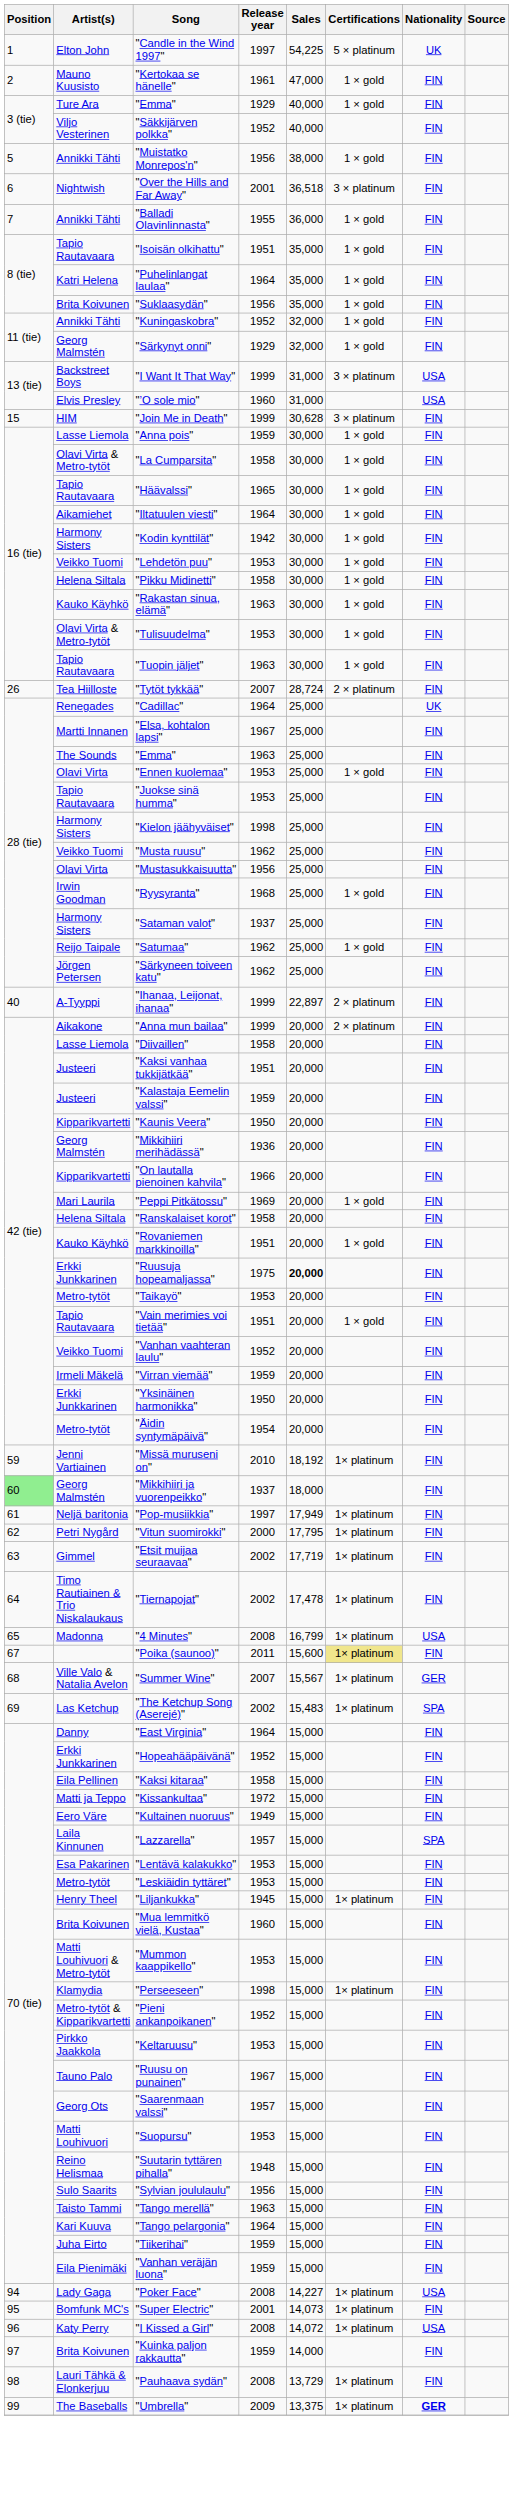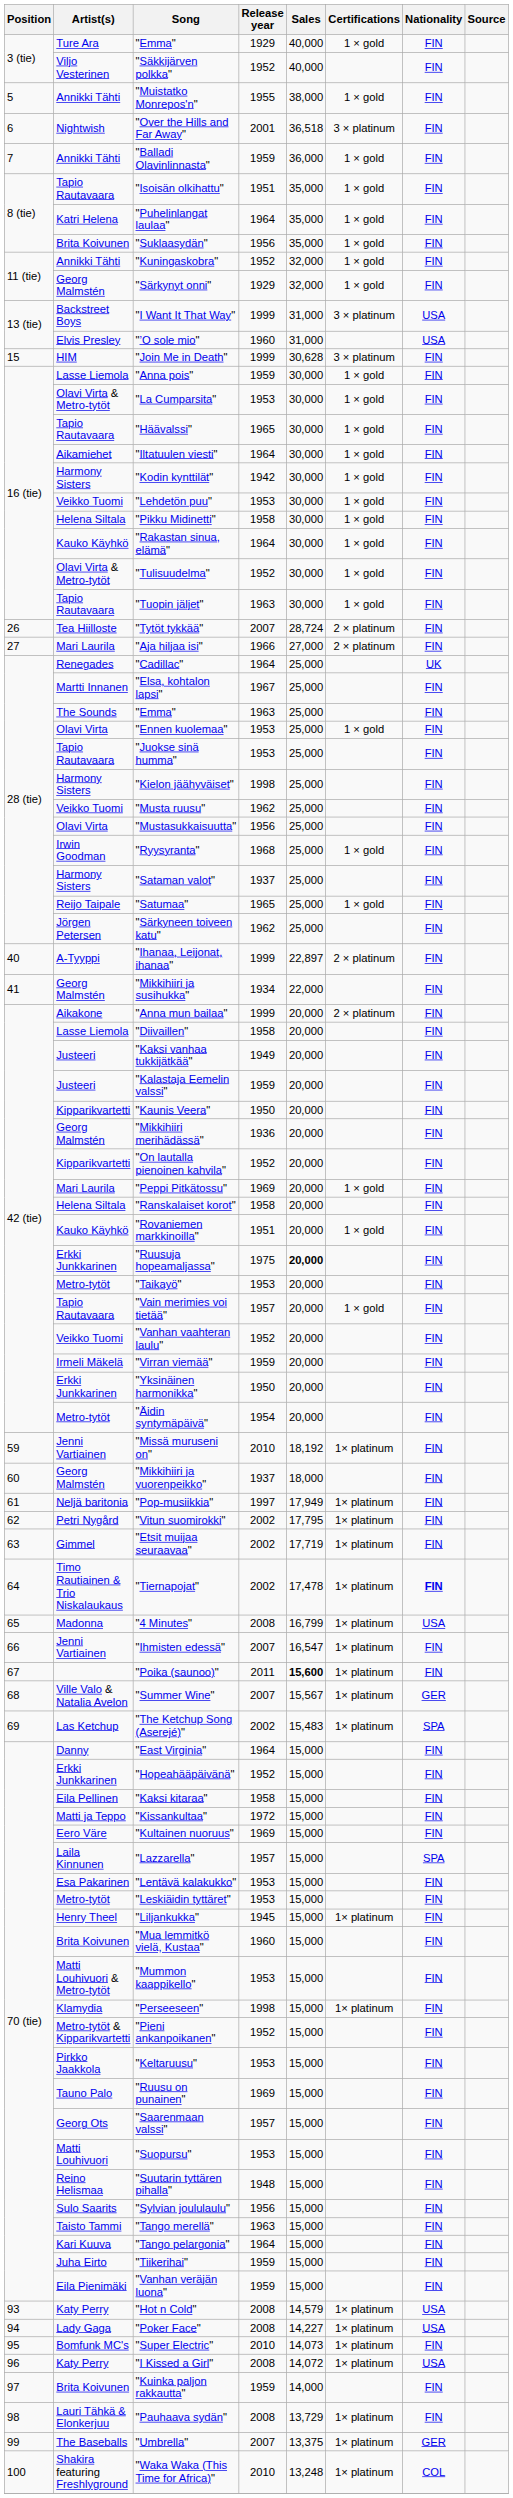- row: (83, 50)
- row: (78, 80)
(263, 158) 1956 -> (263, 98) 1955
(263, 219) 1955 -> (263, 158) 1959
(263, 460) 1958 -> (263, 399) 1953
(263, 604) 1963 -> (263, 543) 1964
(263, 634) 1953 -> (263, 574) 1952
+ row: (86, 646)
(263, 947) 1962 -> (263, 904) 1965
+ row: (81, 989)
(263, 1068) 1951 -> (263, 1055) 1949
(263, 1176) 1966 -> (263, 1164) 1952
(263, 1321) 1951 -> (263, 1308) 1957
(13, 1490) lightgreen background -> (13, 1478) no background
(263, 1532) 2000 -> (263, 1520) 2002
(434, 1599) normal -> (434, 1587) bold
+ row: (81, 1647)
(306, 1654) normal -> (306, 1671) bold
(364, 1654) khaki background -> (364, 1671) no background
(263, 1816) 1949 -> (263, 1834) 1969
(263, 2075) 1967 -> (263, 2093) 1969
+ row: (82, 2310)
(263, 2310) 2001 -> (263, 2345) 2010
(263, 2406) 2009 -> (263, 2441) 2007
(434, 2406) bold -> (434, 2441) normal
+ row: (92, 2472)
